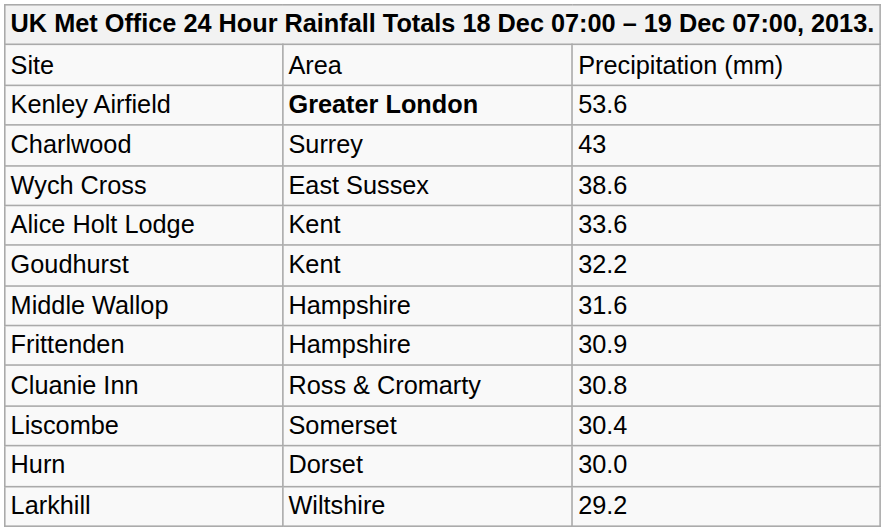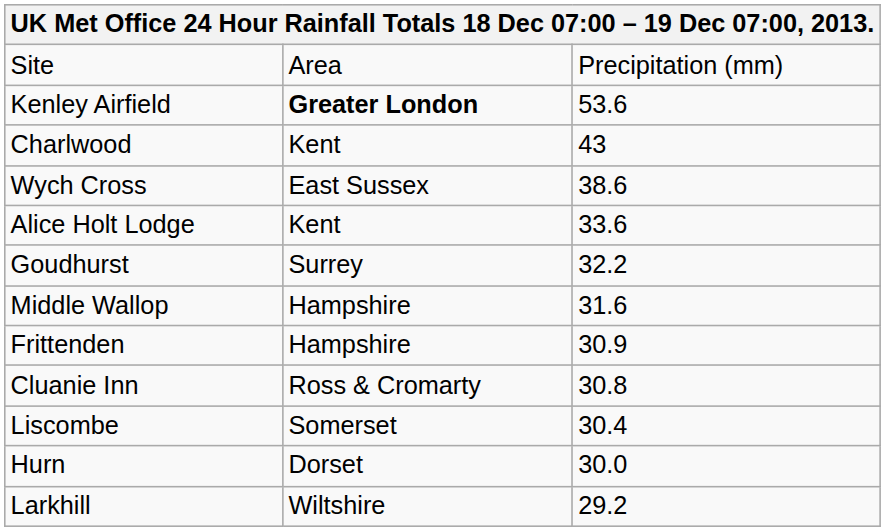(326, 144) Surrey -> (314, 144) Kent
(314, 265) Kent -> (326, 265) Surrey
